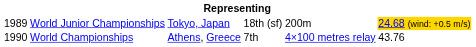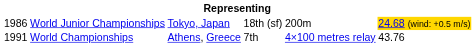(16, 23) 1989 -> (16, 23) 1986
(16, 38) 1990 -> (16, 38) 1991
